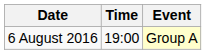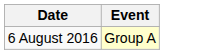- column: (122, 15)
